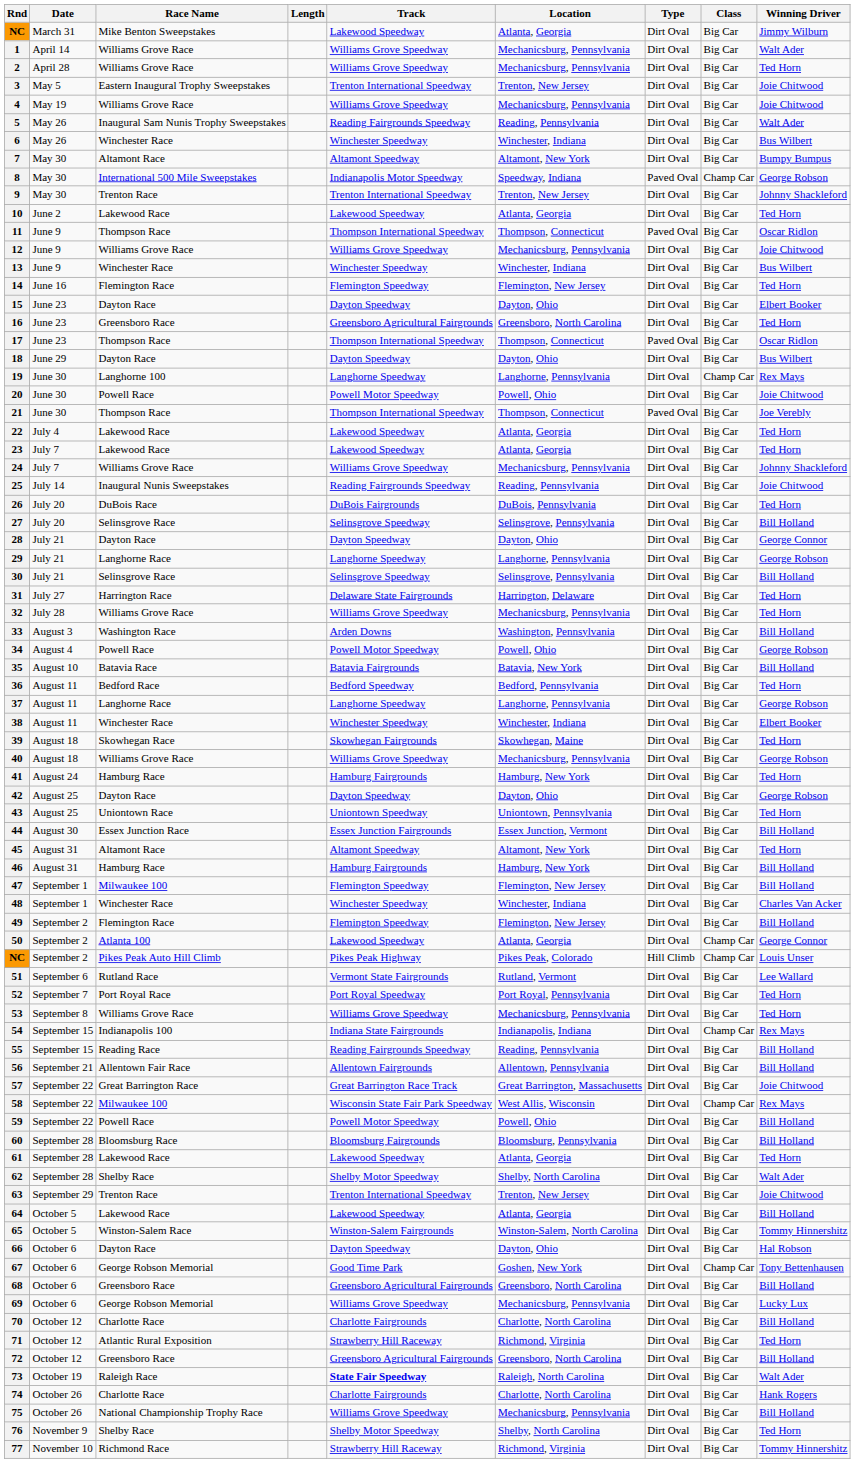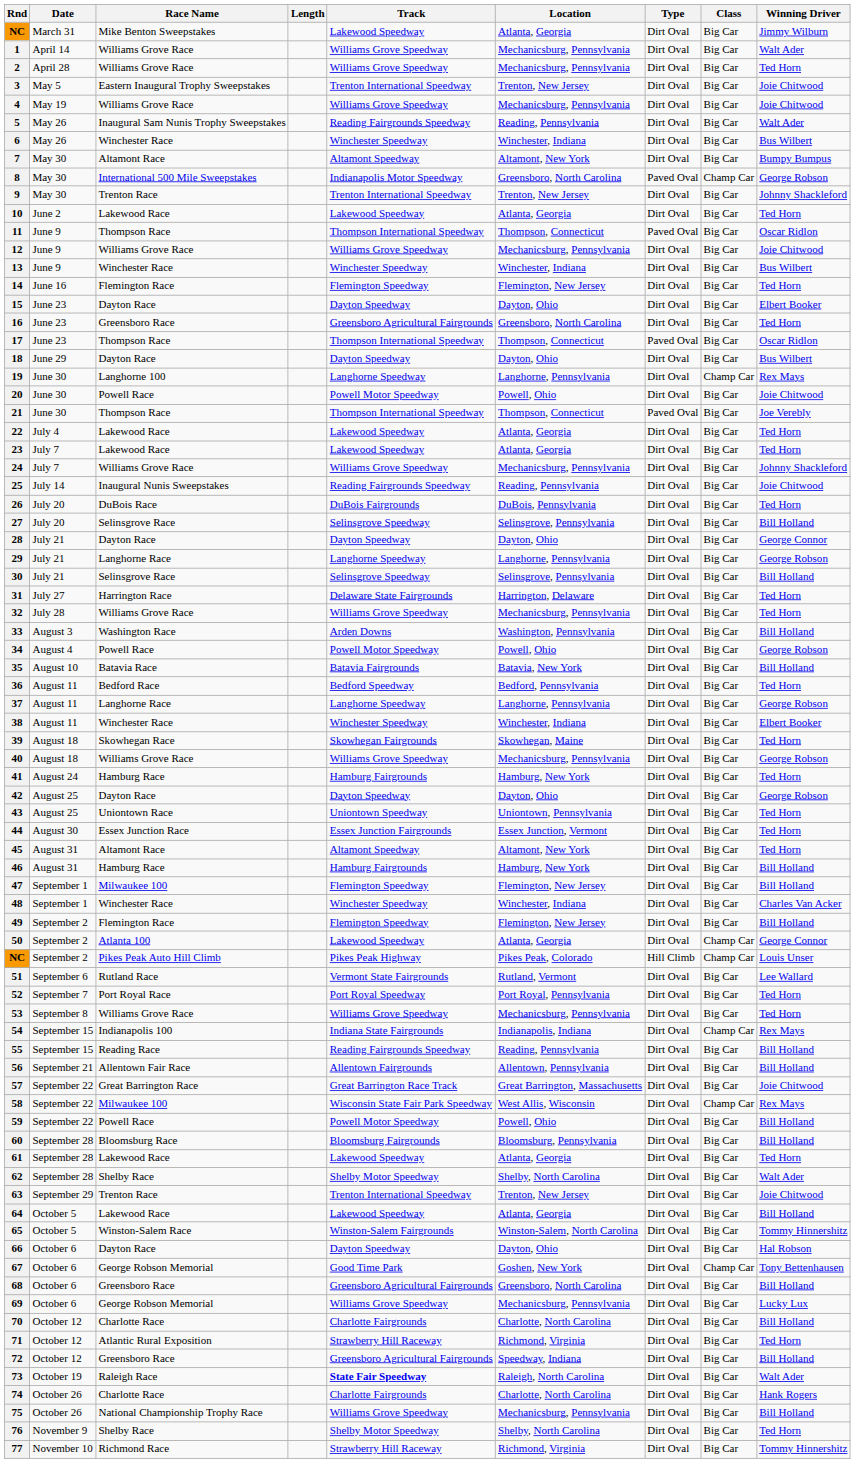(540, 176) Speedway, Indiana -> (560, 176) Greensboro, North Carolina
(787, 831) Bill Holland -> (780, 831) Ted Horn
(560, 1358) Greensboro, North Carolina -> (540, 1358) Speedway, Indiana
